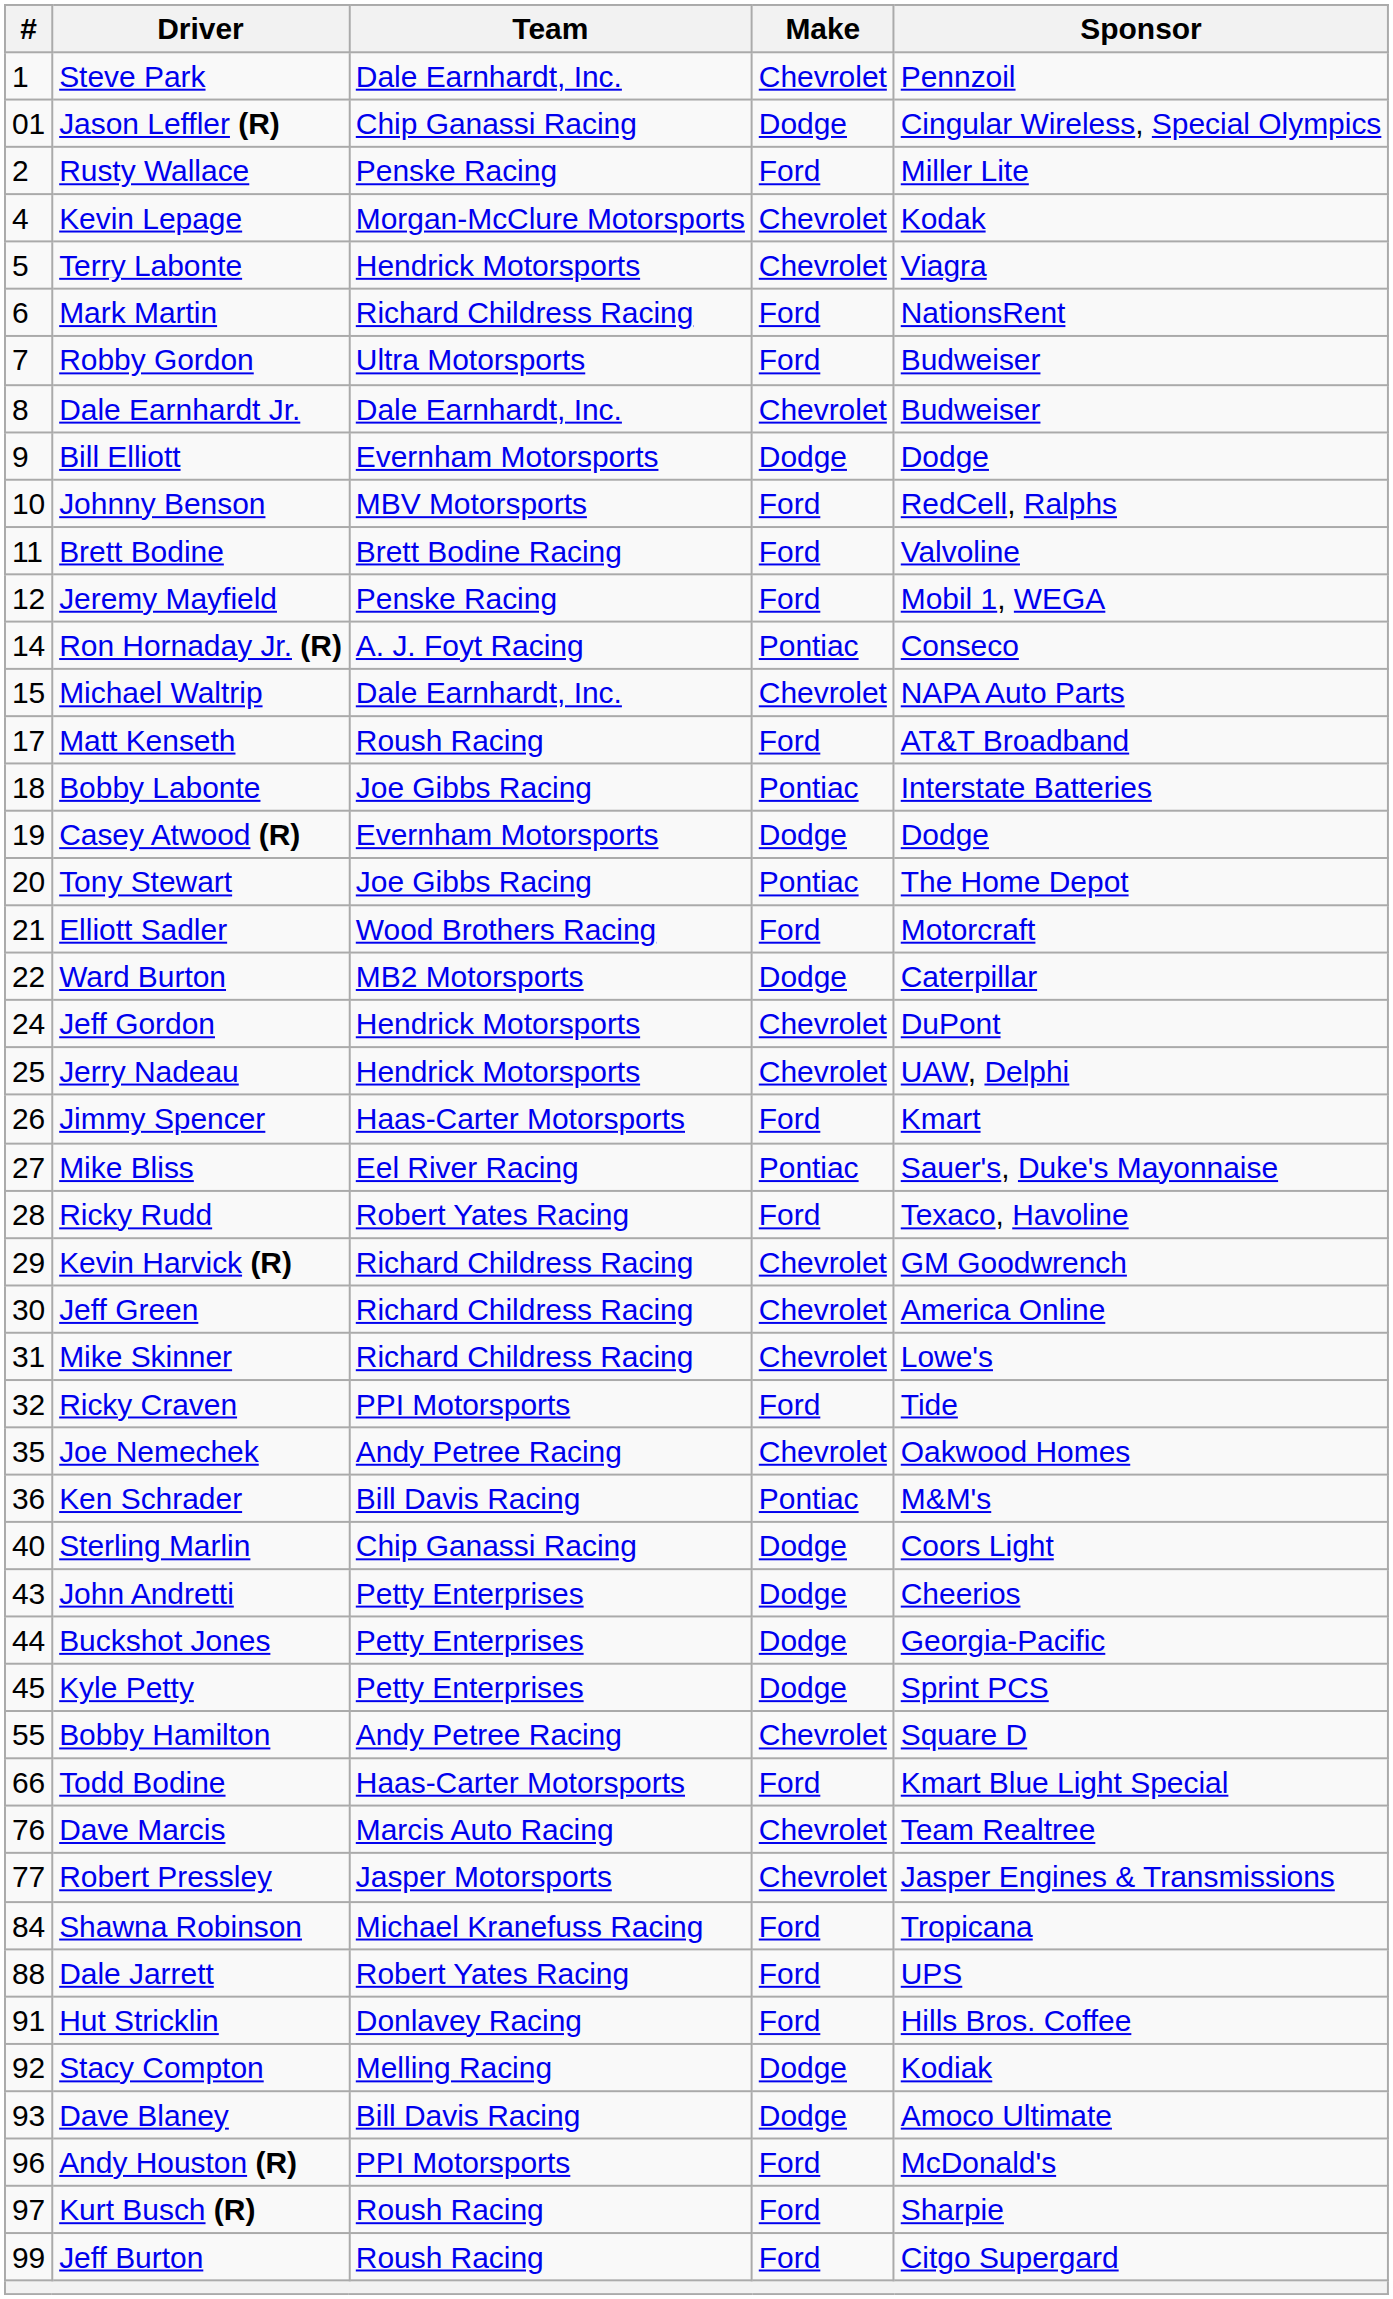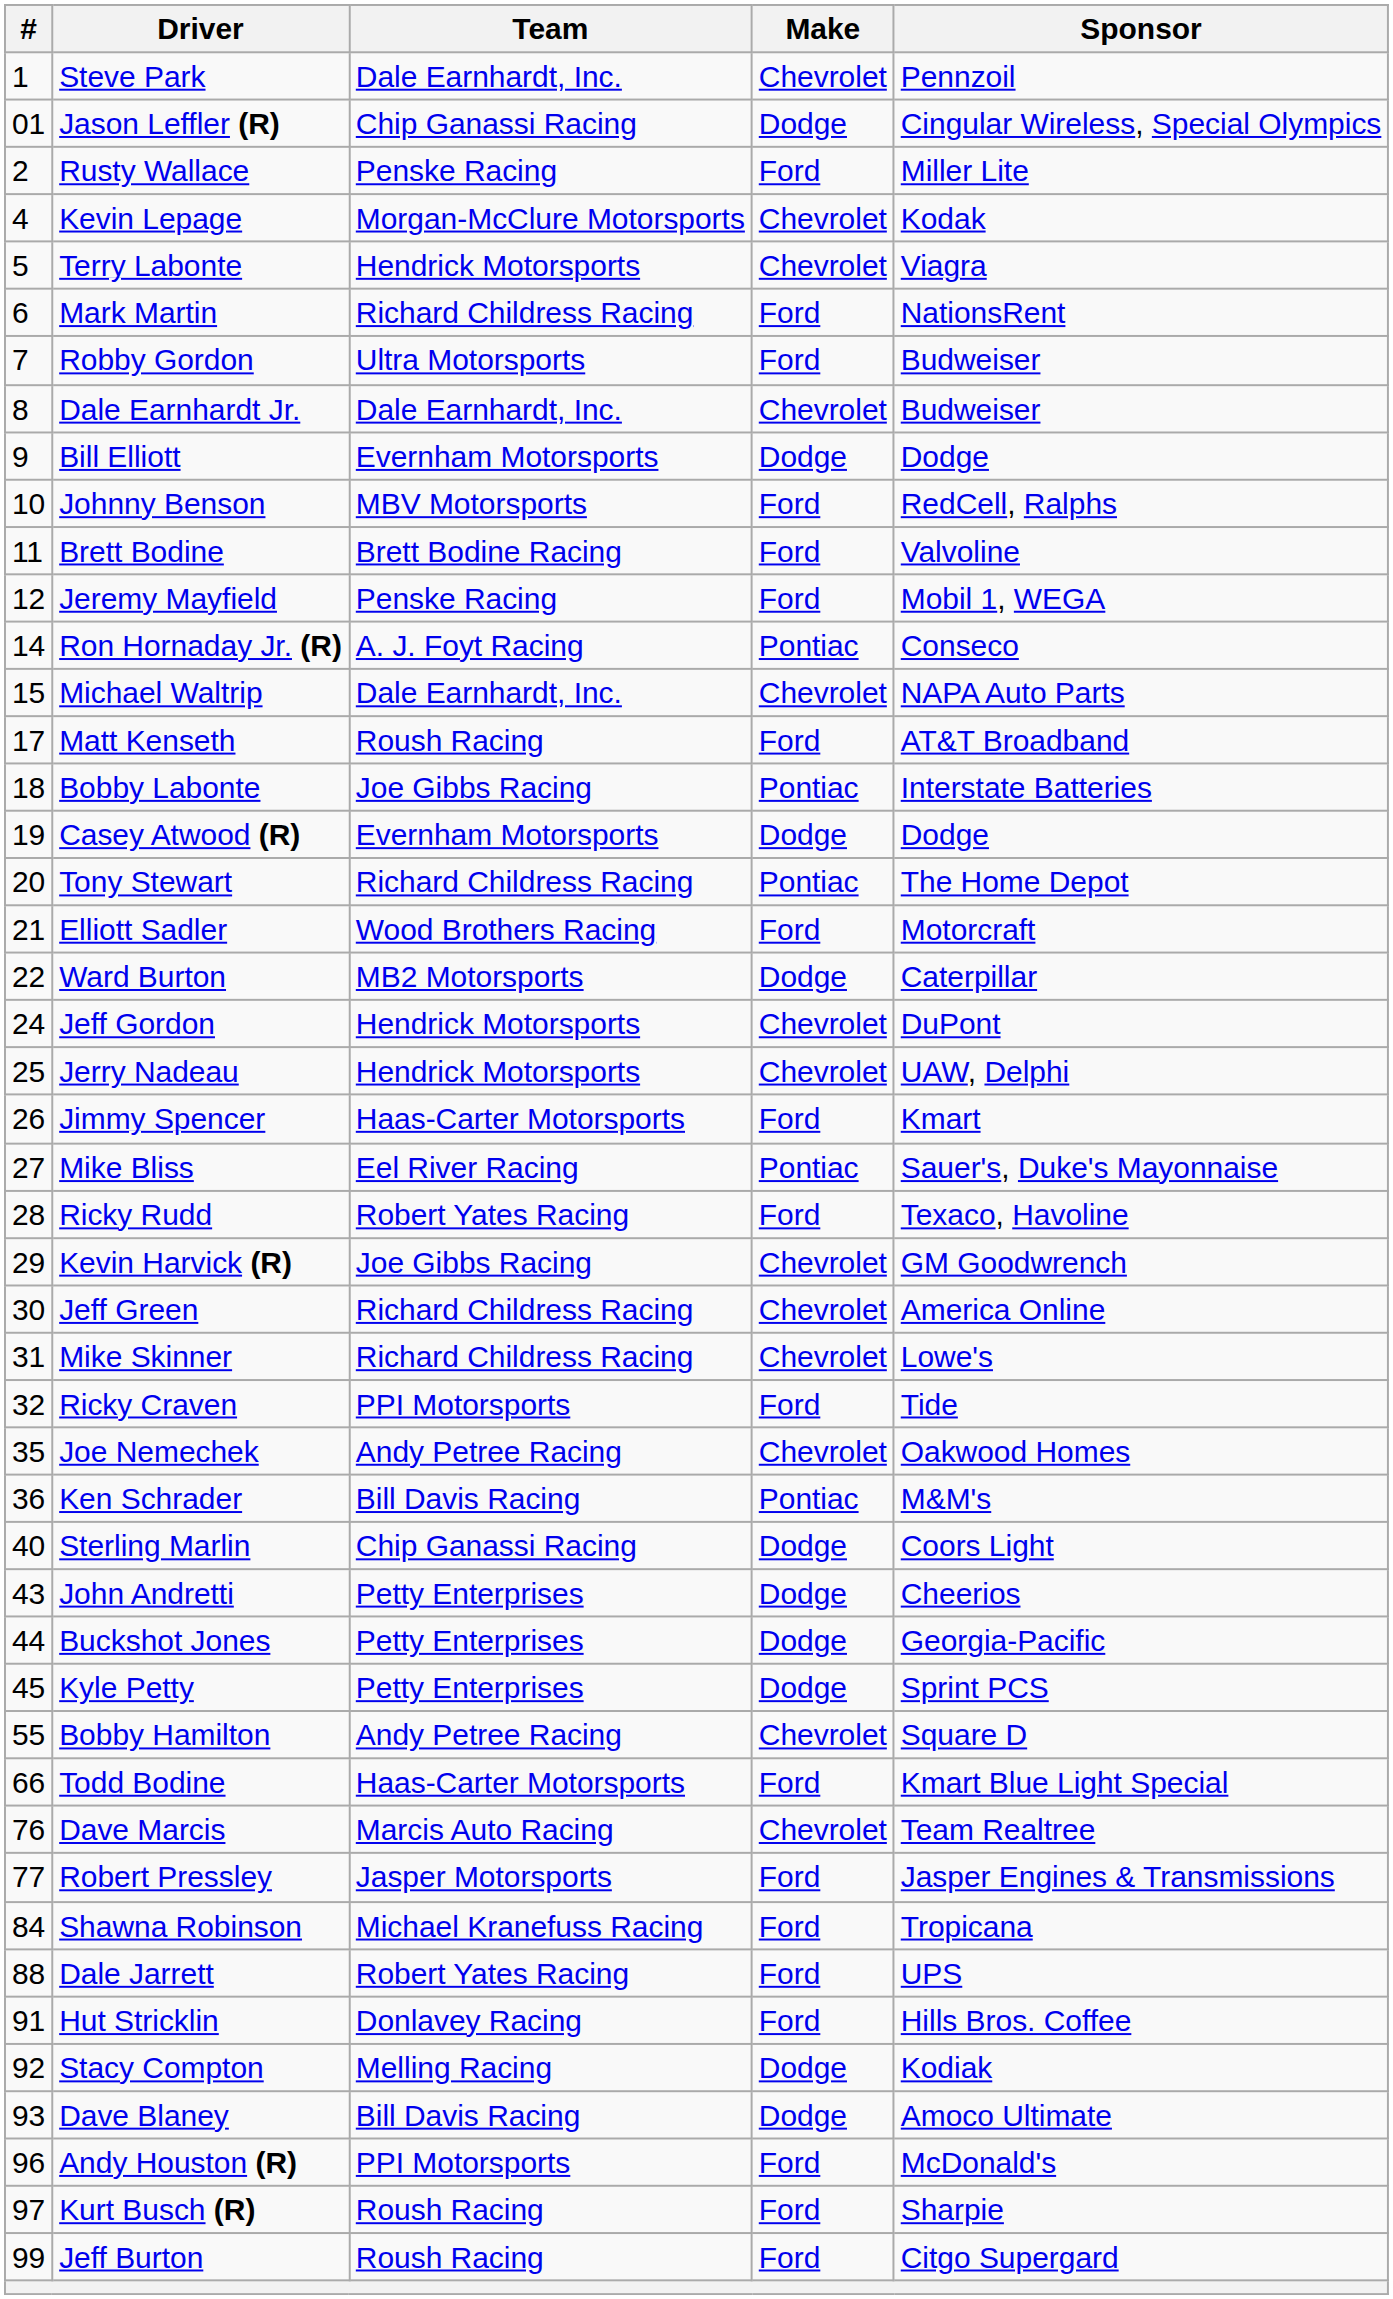(474, 882) Joe Gibbs Racing -> (525, 882) Richard Childress Racing
(525, 1261) Richard Childress Racing -> (474, 1261) Joe Gibbs Racing
(823, 1878) Chevrolet -> (790, 1878) Ford
